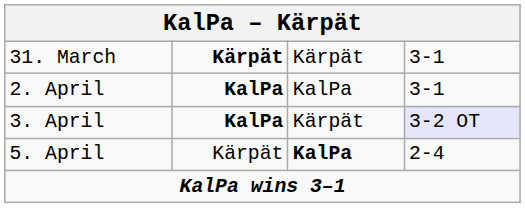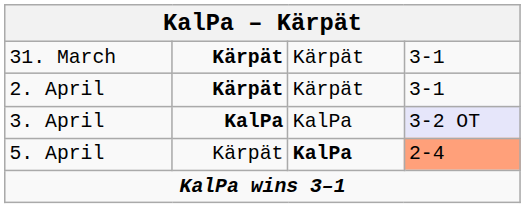(254, 90) KalPa -> (248, 90) Kärpät
(322, 90) KalPa -> (328, 90) Kärpät
(328, 122) Kärpät -> (322, 122) KalPa
(427, 154) no background -> (427, 154) lightsalmon background
